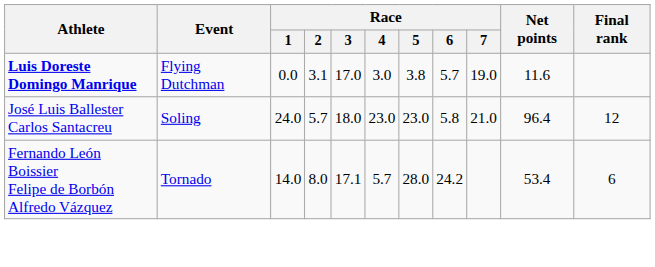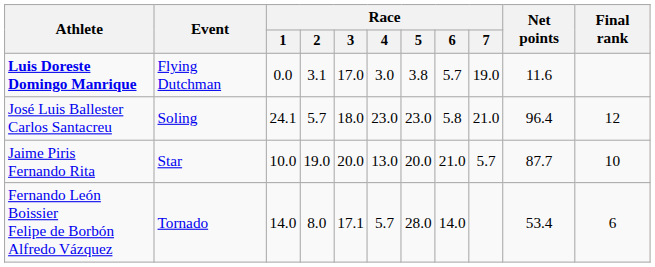(288, 118) 24.0 -> (283, 118) 24.1
+ row: (52, 161)
(450, 179) 24.2 -> (452, 223) 14.0
